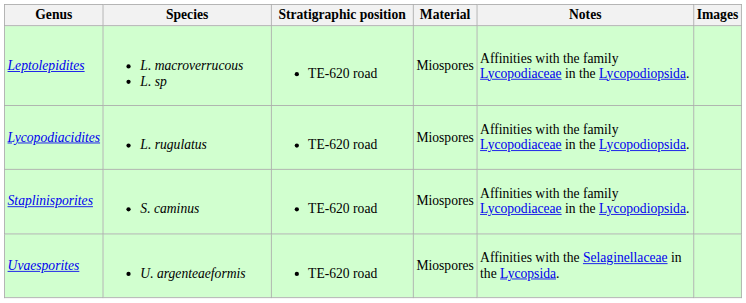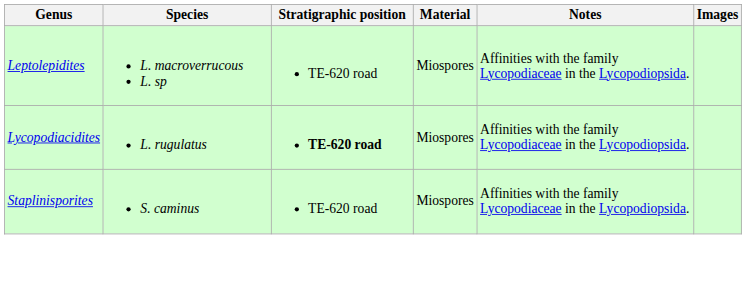(342, 145) normal -> (342, 145) bold
- row: (43, 265)
